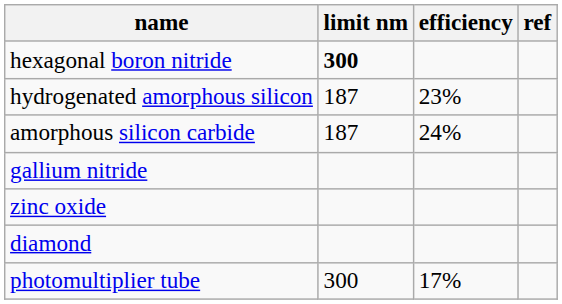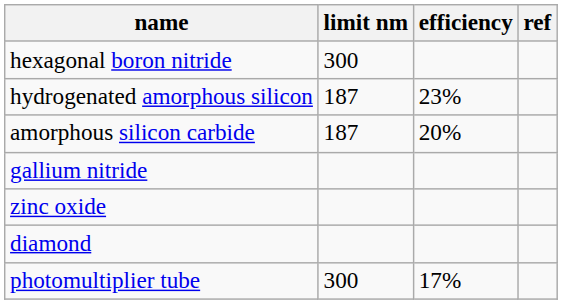(341, 59) bold -> (341, 59) normal
(440, 133) 24% -> (440, 133) 20%
